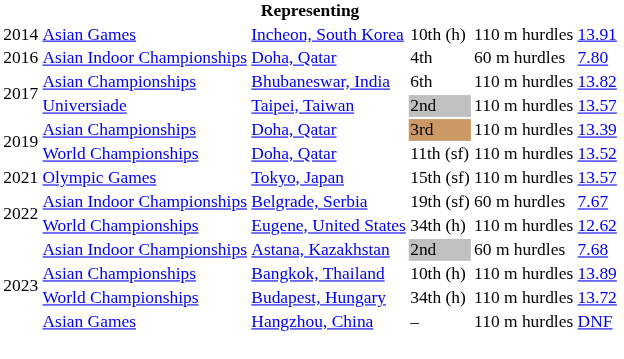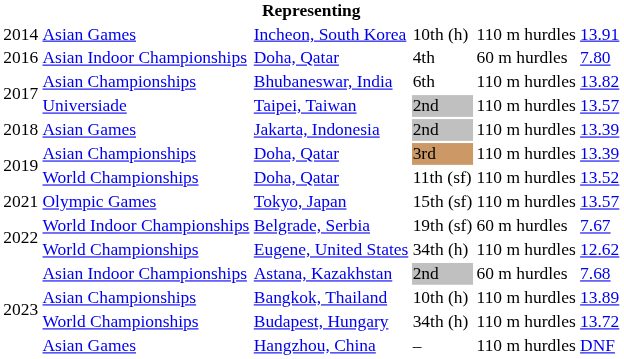+ row: (317, 129)
(145, 201) Asian Indoor Championships -> (146, 225) World Indoor Championships
